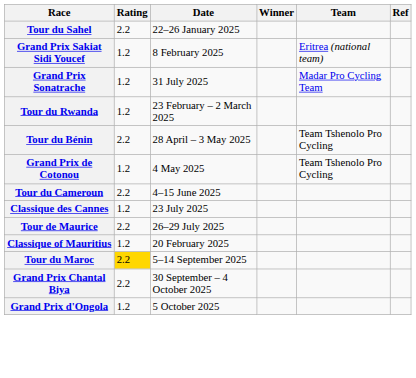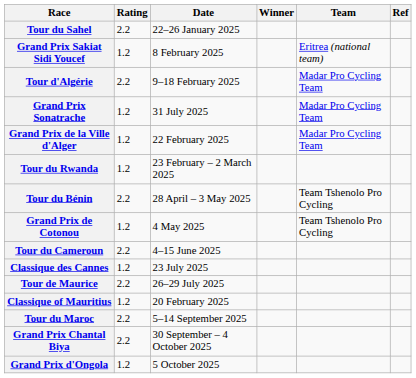+ row: (59, 82)
+ row: (59, 140)
(123, 260) gold background -> (123, 318) no background
